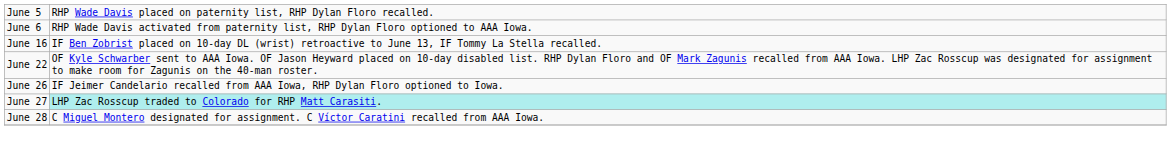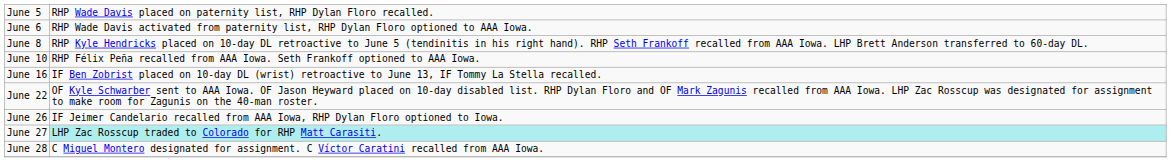+ row: (24, 44)
+ row: (27, 59)
